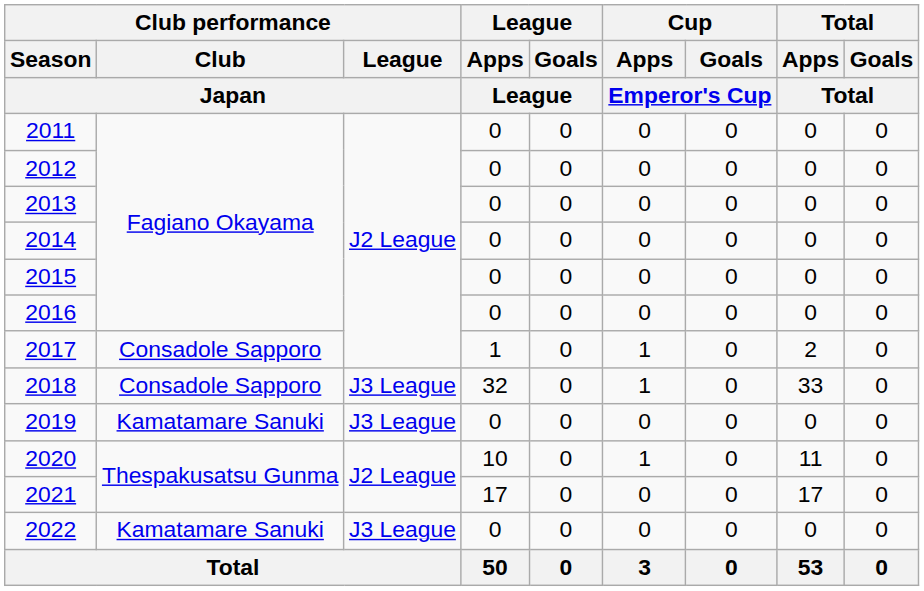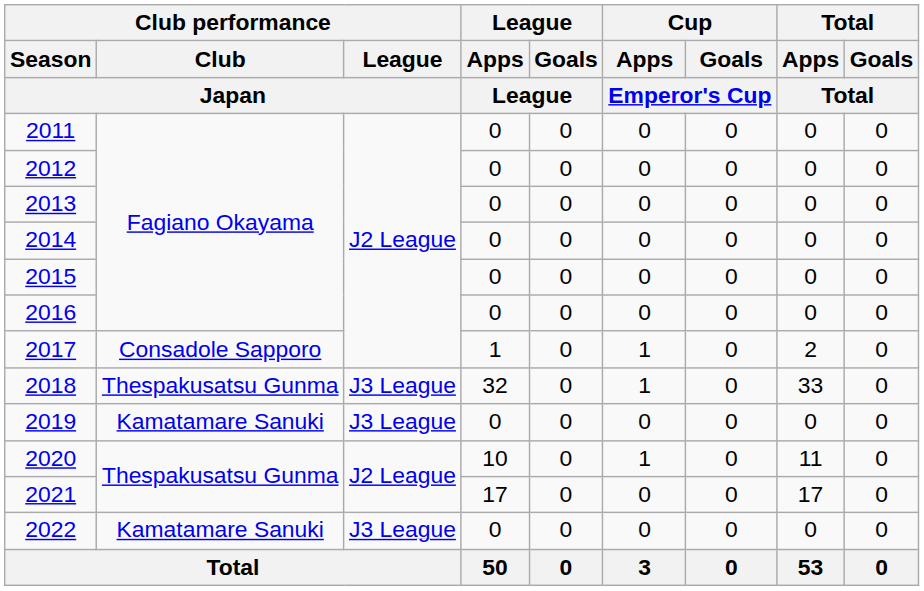(220, 385) Consadole Sapporo -> (220, 385) Thespakusatsu Gunma
